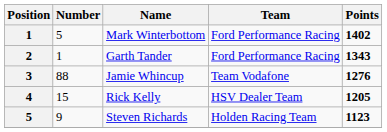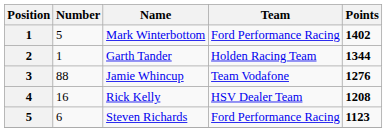(275, 56) Ford Performance Racing -> (264, 56) Holden Racing Team
(358, 56) 1343 -> (358, 56) 1344
(62, 97) 15 -> (62, 97) 16
(358, 97) 1205 -> (358, 97) 1208
(59, 117) 9 -> (59, 117) 6
(264, 117) Holden Racing Team -> (275, 117) Ford Performance Racing
